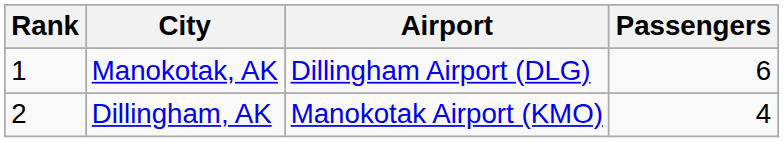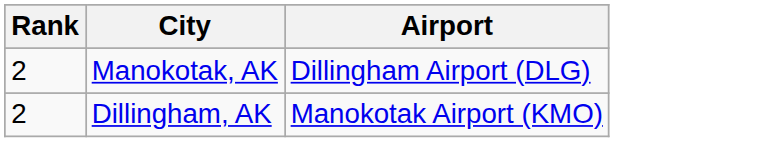- column: (693, 26)
(19, 70) 1 -> (19, 70) 2
